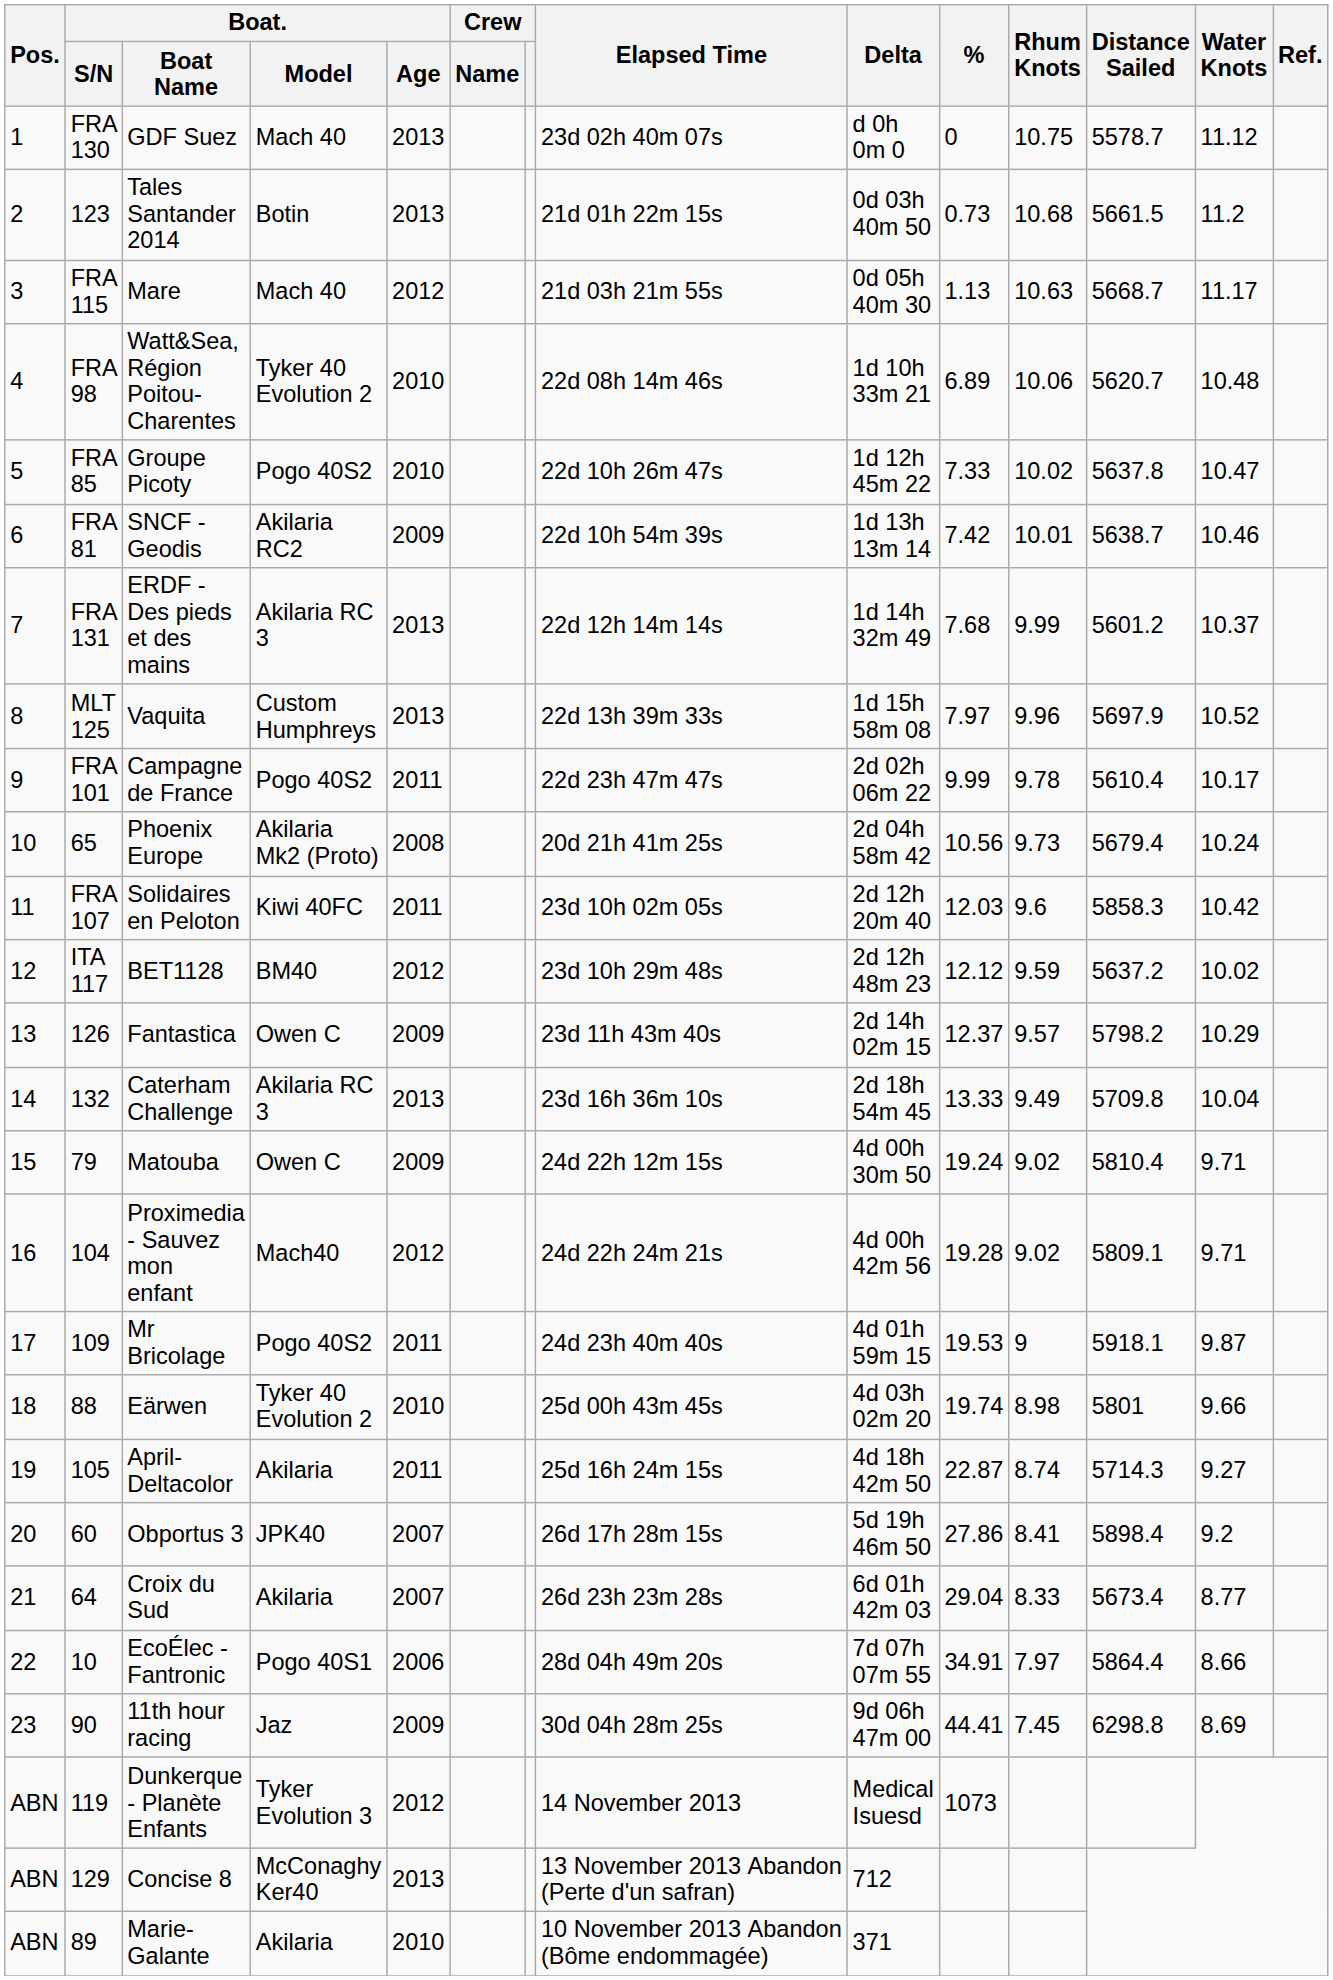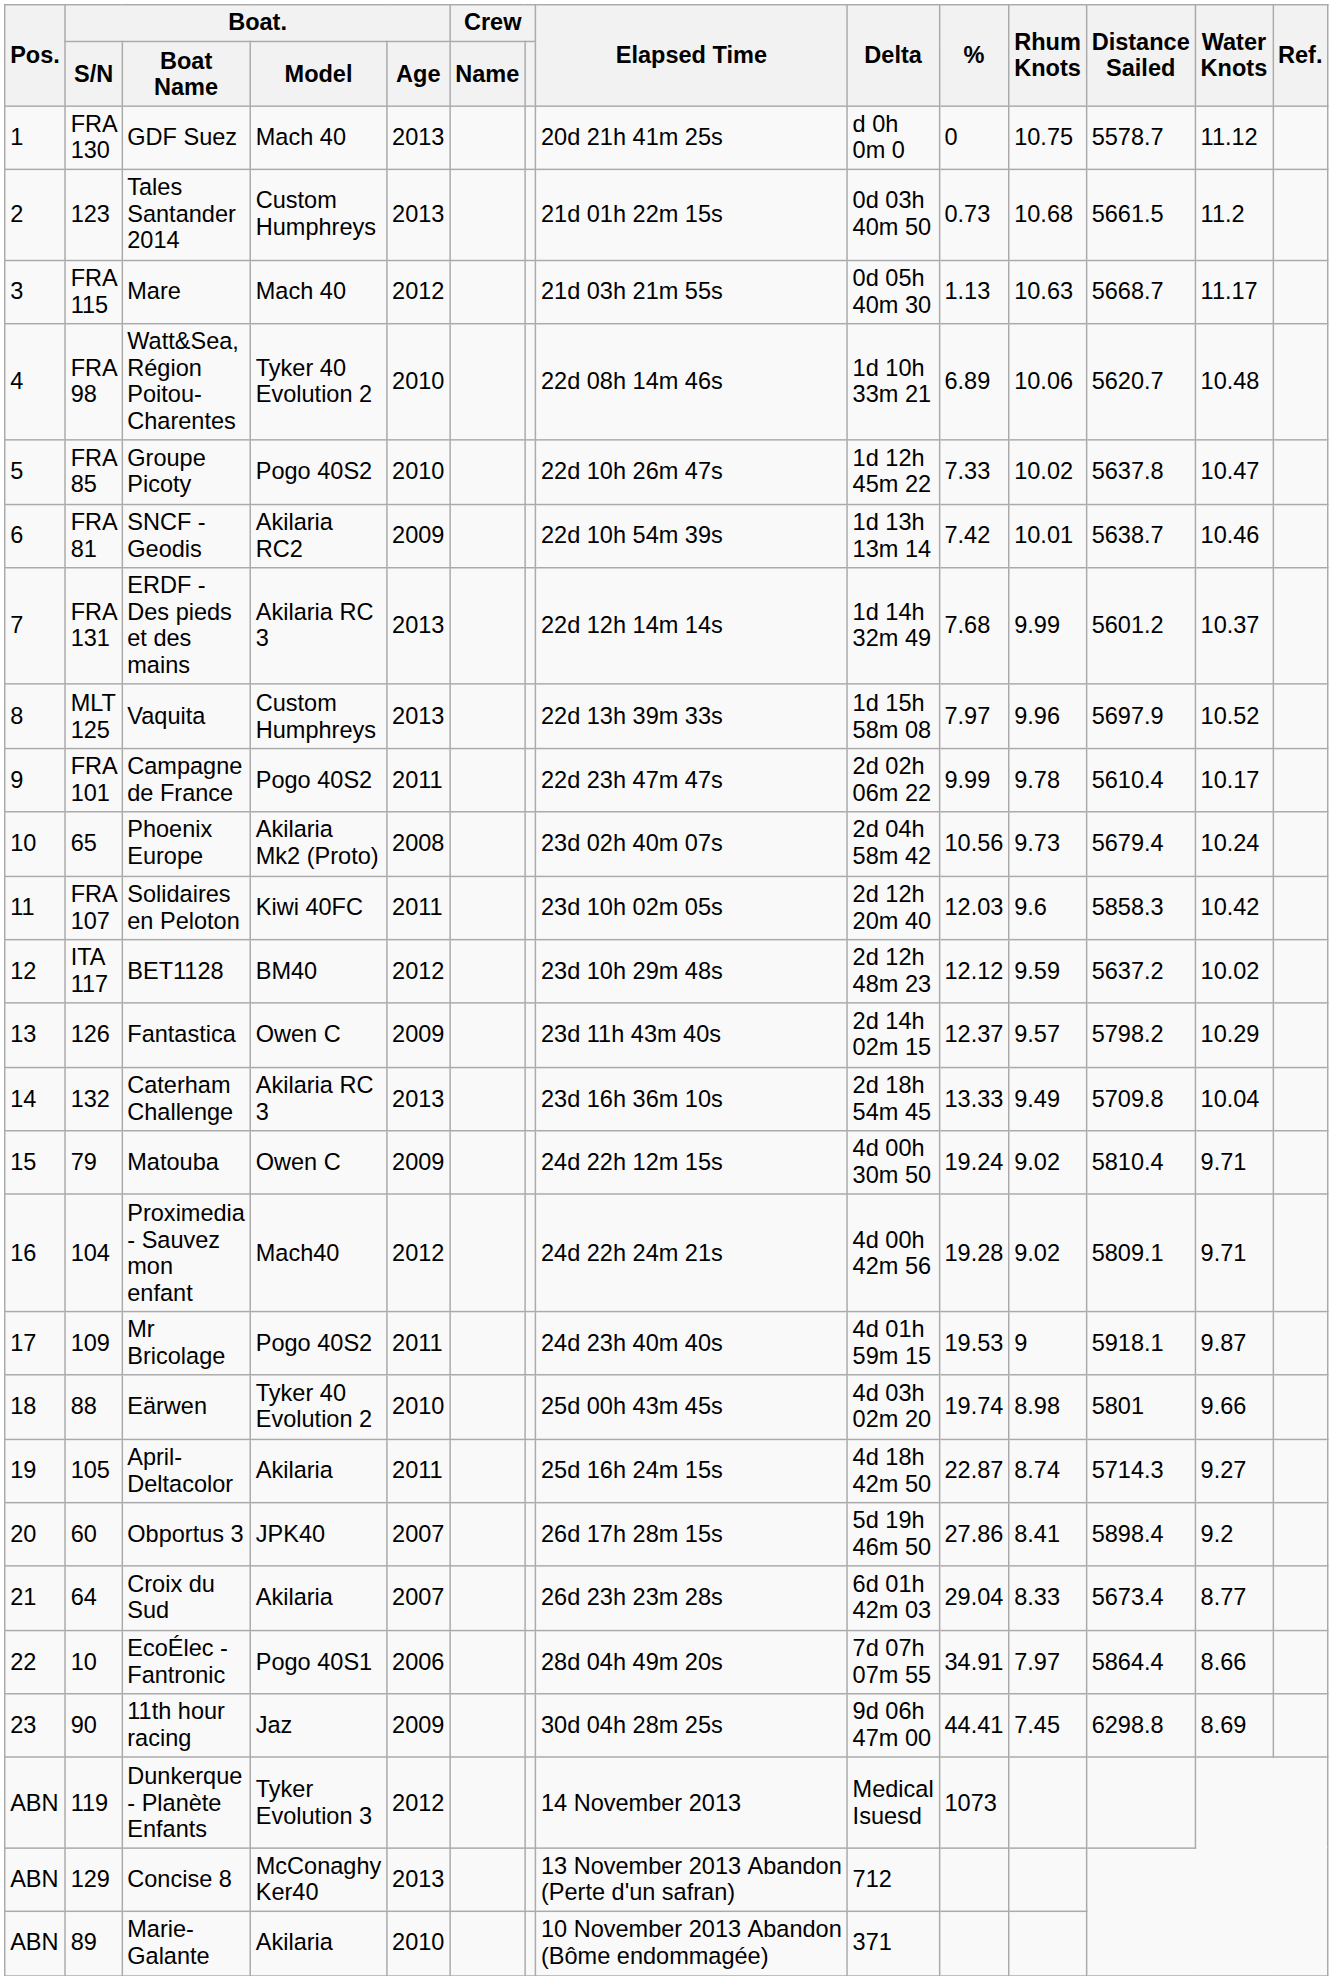(632, 137) 23d 02h 40m 07s -> (632, 137) 20d 21h 41m 25s
(283, 214) Botin -> (316, 214) Custom Humphreys
(632, 843) 20d 21h 41m 25s -> (632, 843) 23d 02h 40m 07s
